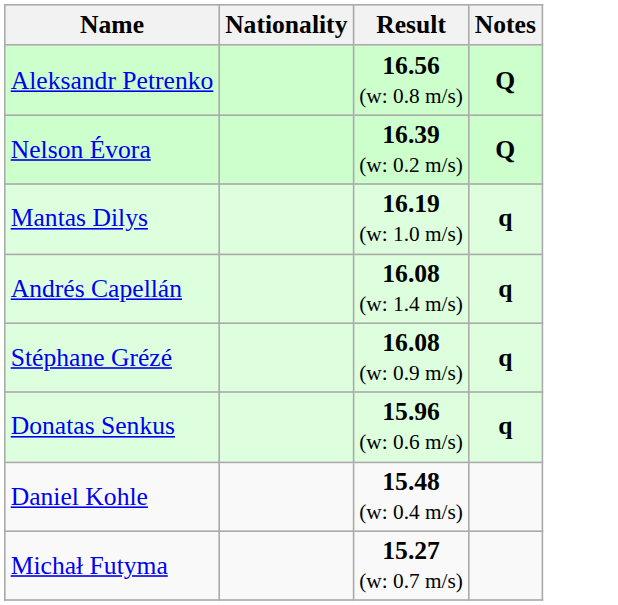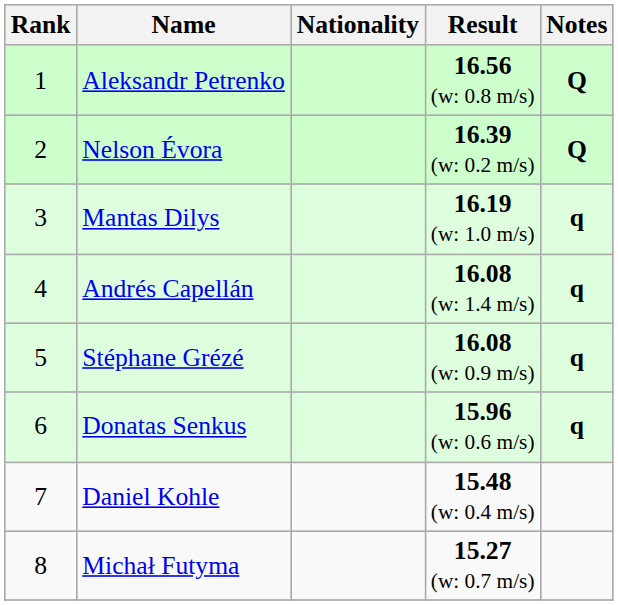+ column: (41, 24)
